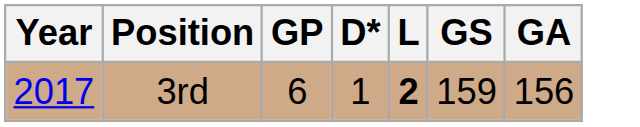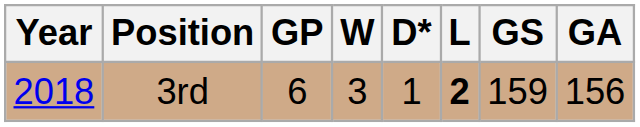+ column: (357, 33)
(54, 90) 2017 -> (54, 90) 2018
